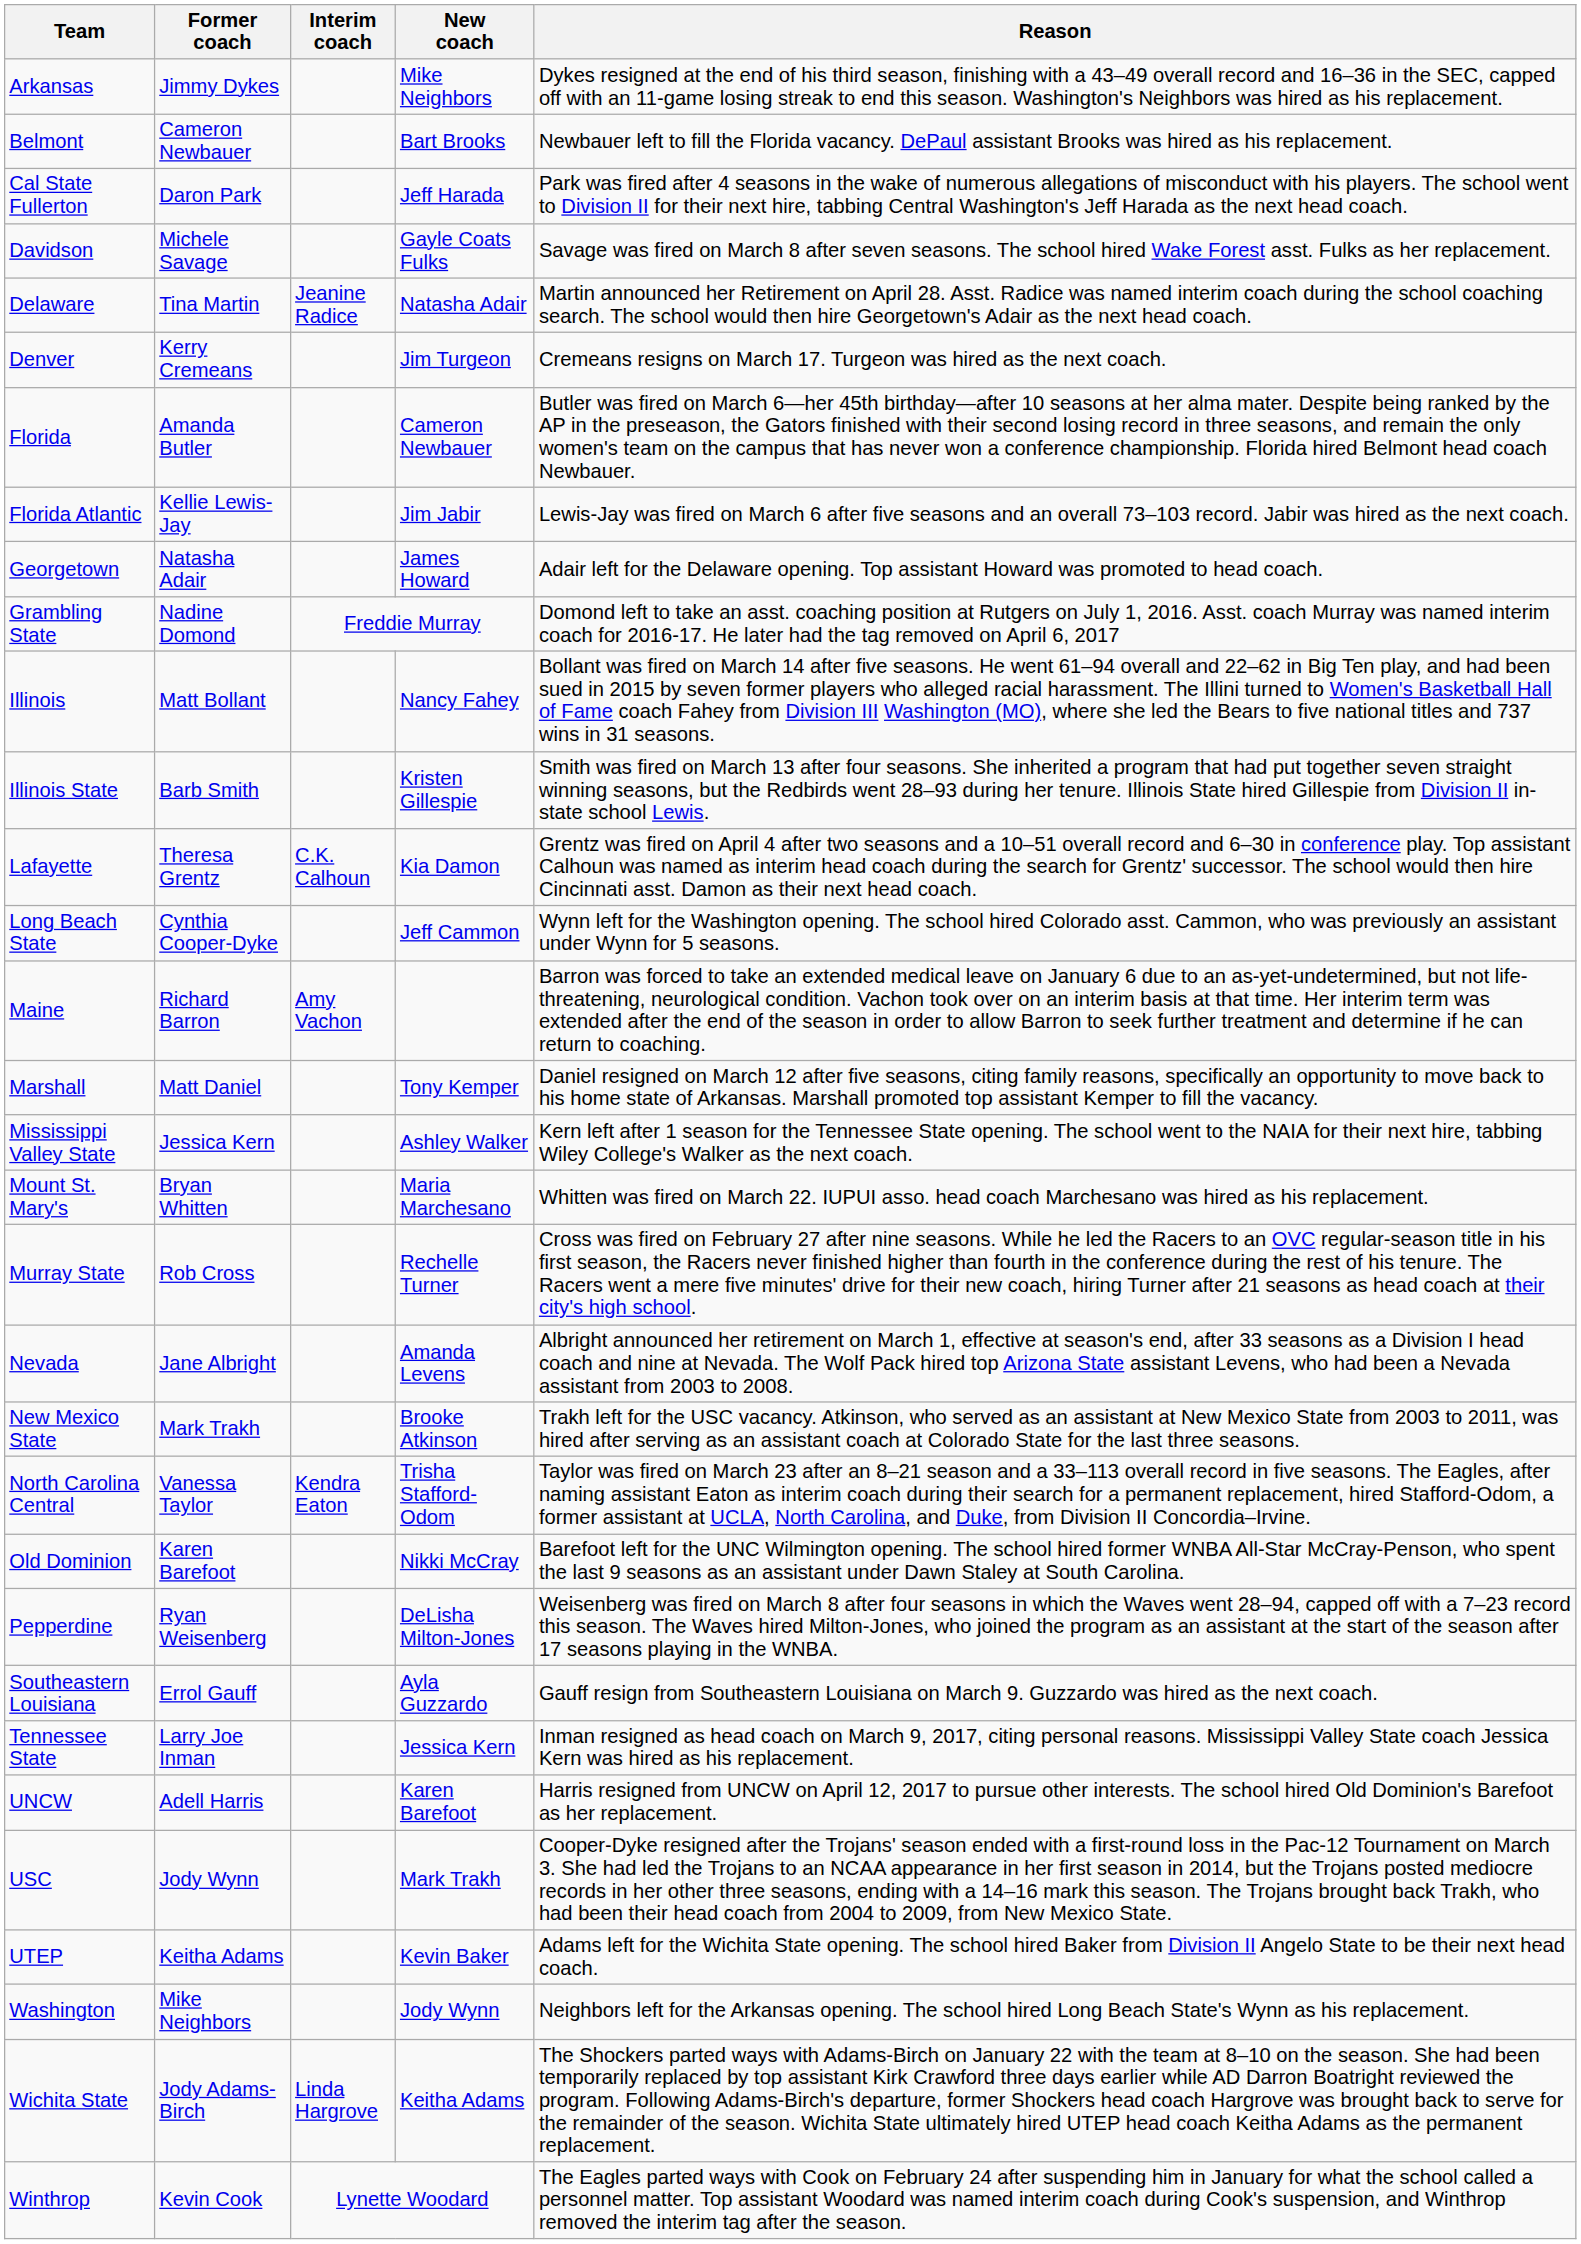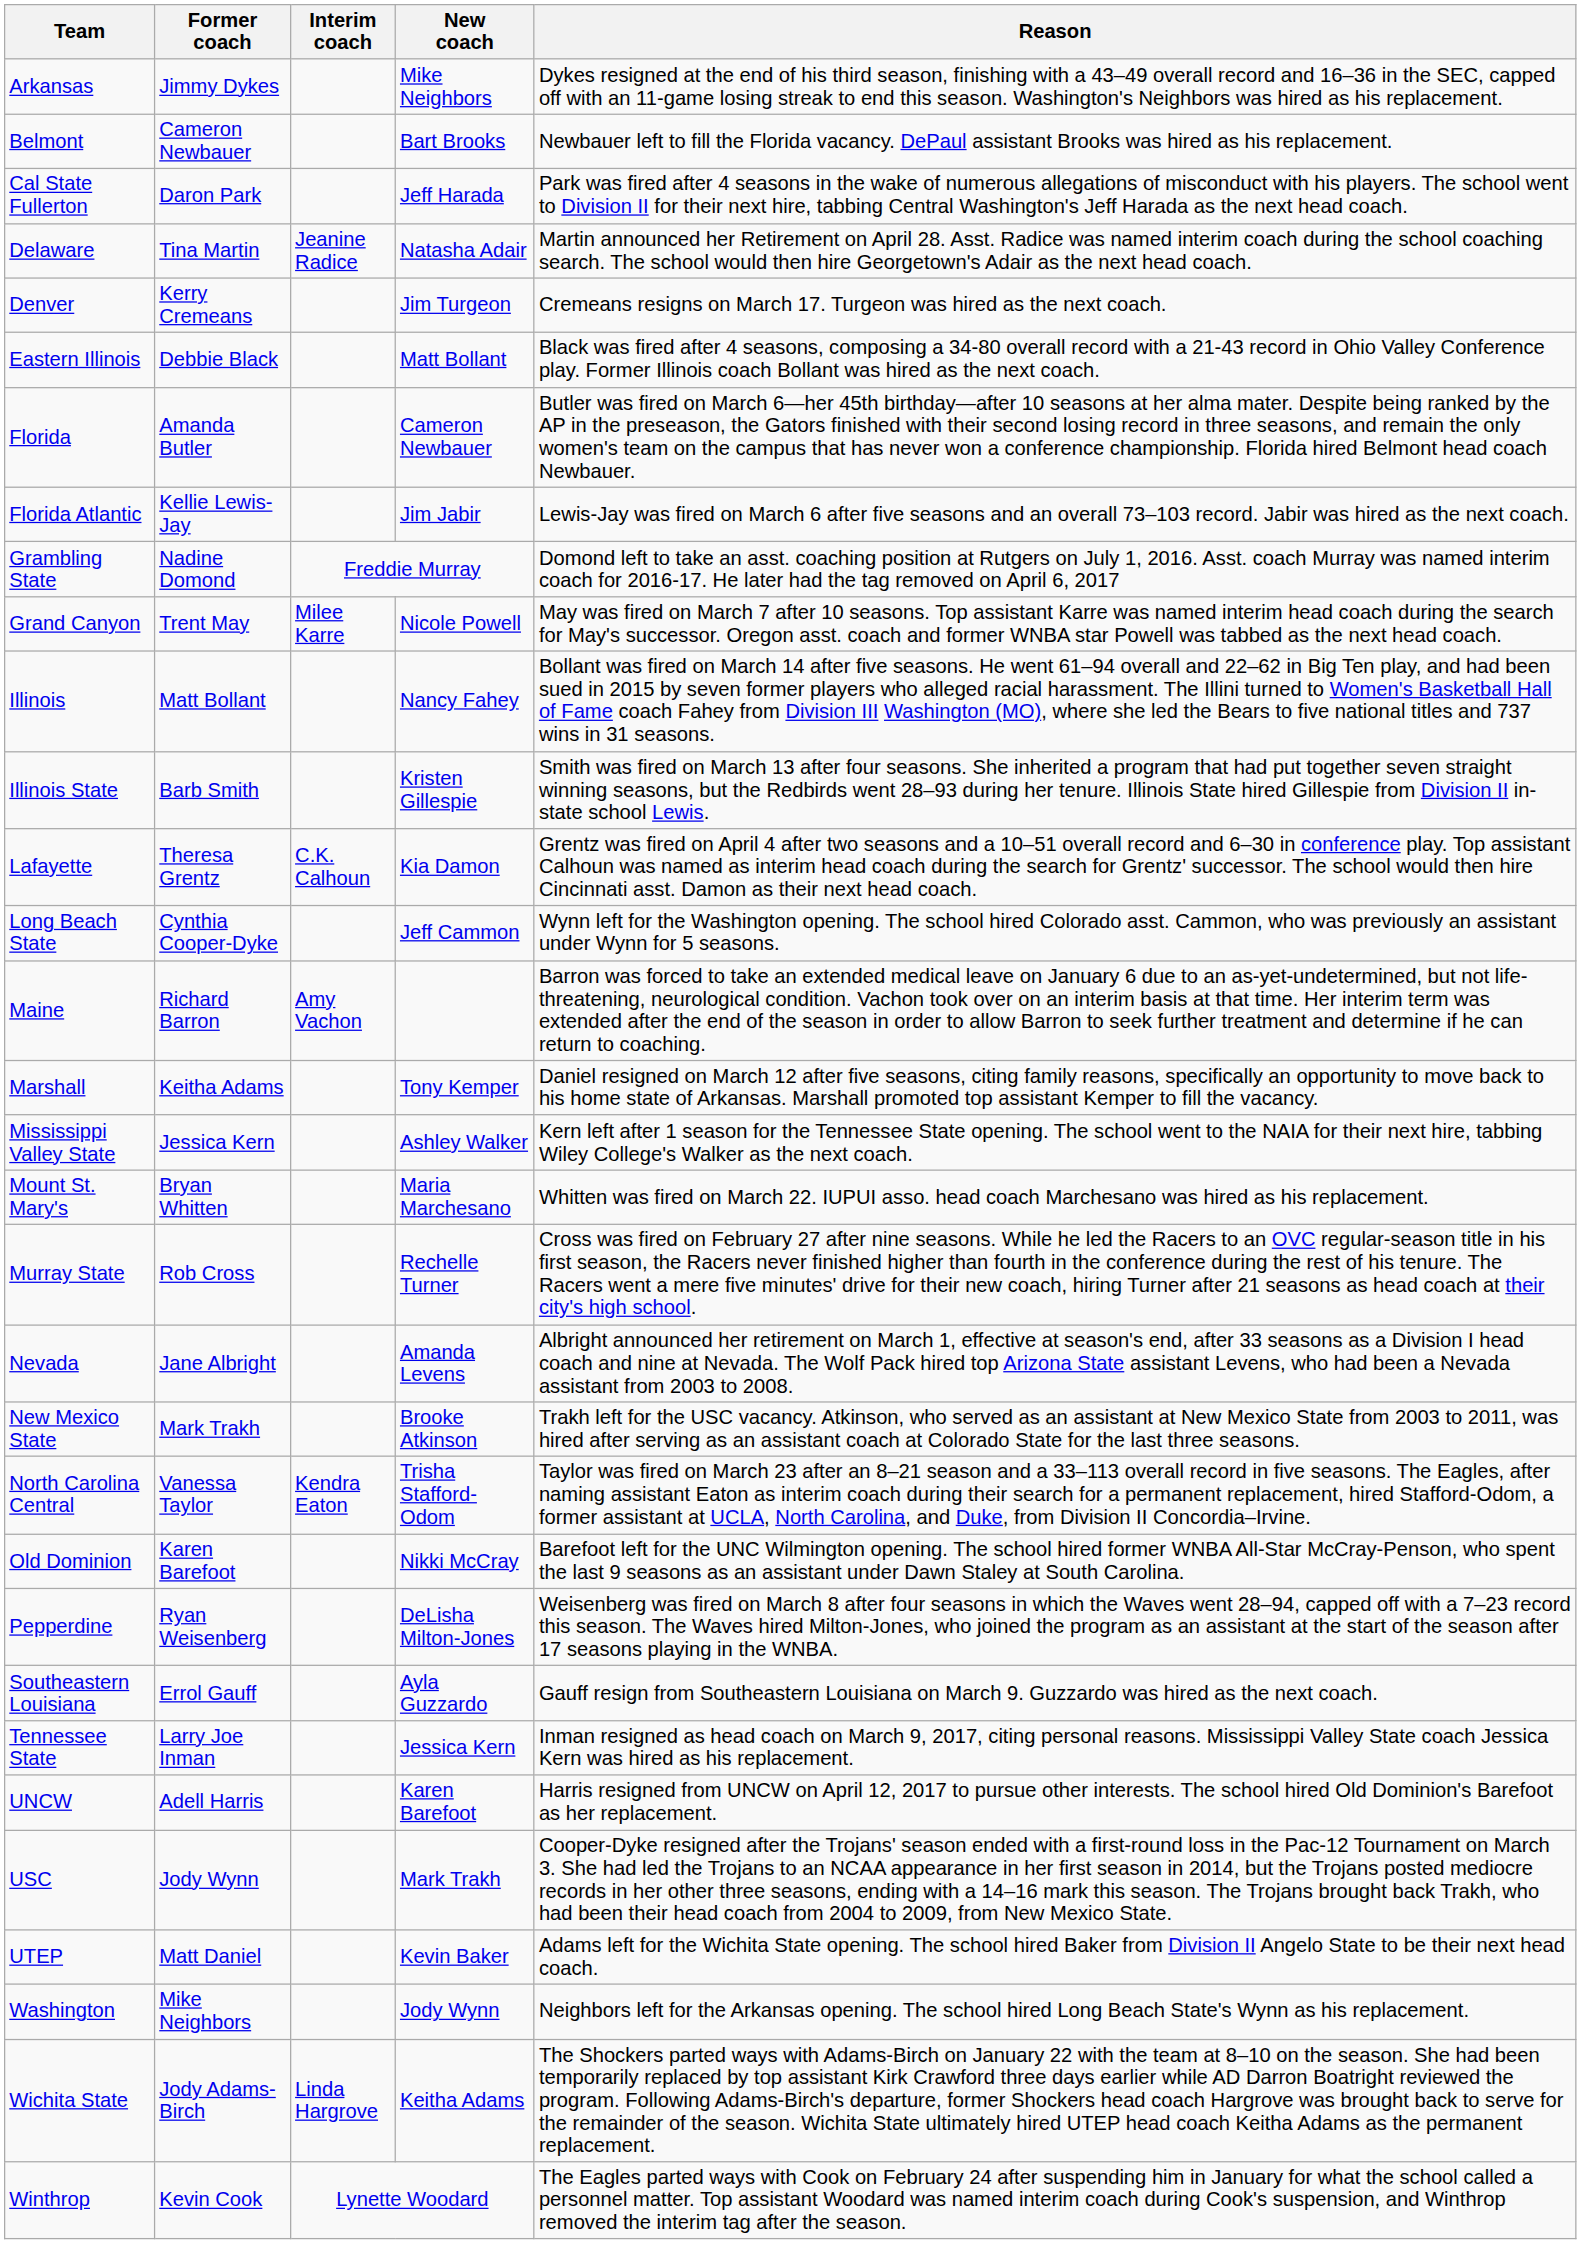- row: (51, 250)
+ row: (75, 359)
- row: (64, 569)
+ row: (75, 623)
(210, 1087) Matt Daniel -> (221, 1087) Keitha Adams
(221, 1956) Keitha Adams -> (210, 1956) Matt Daniel
